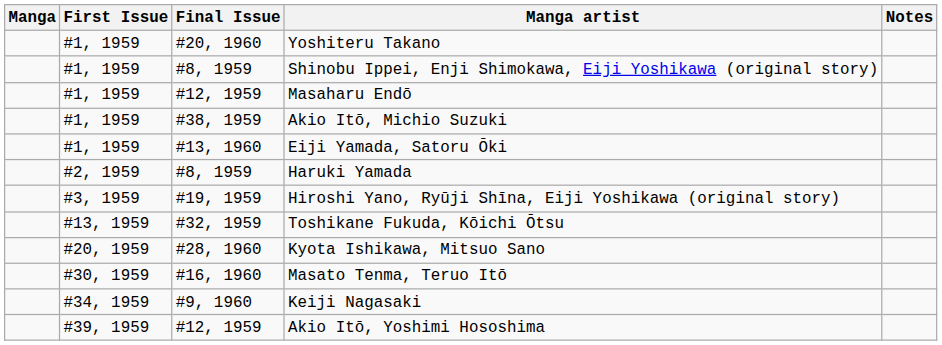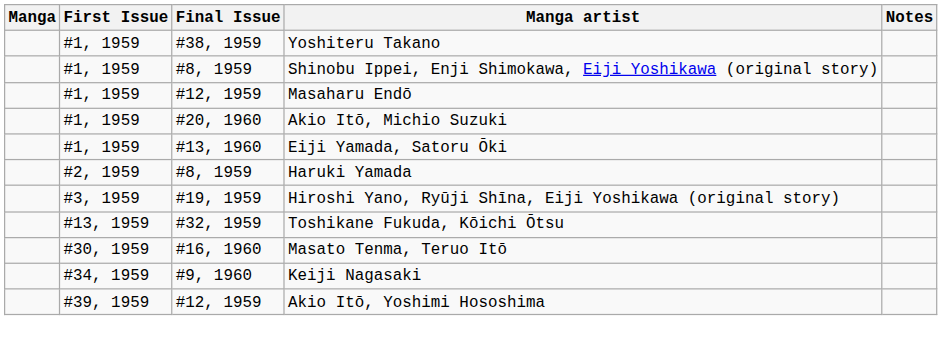(219, 43) #20, 1960 -> (219, 43) #38, 1959
(219, 121) #38, 1959 -> (219, 121) #20, 1960
- row: (417, 250)
